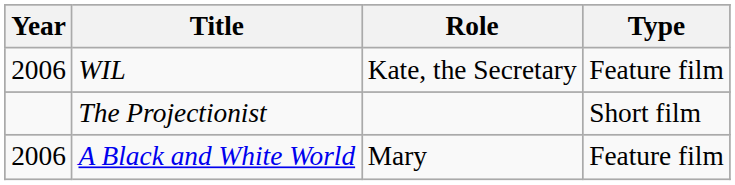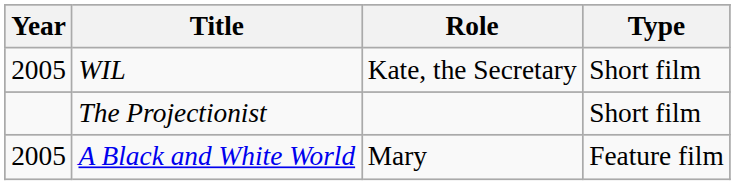(39, 69) 2006 -> (39, 69) 2005
(656, 69) Feature film -> (645, 69) Short film
(39, 156) 2006 -> (39, 156) 2005
